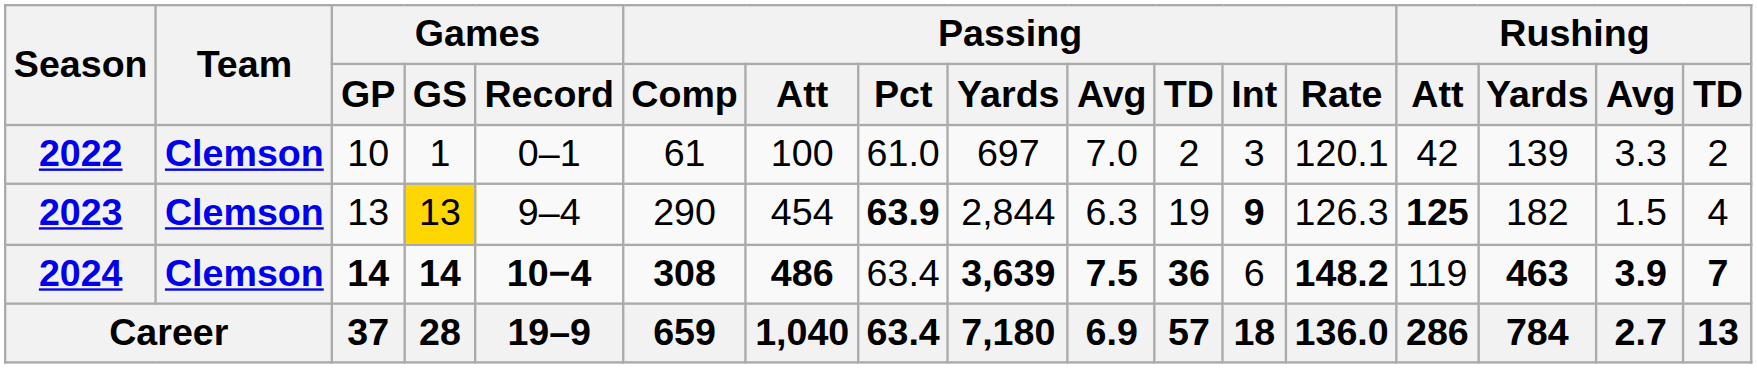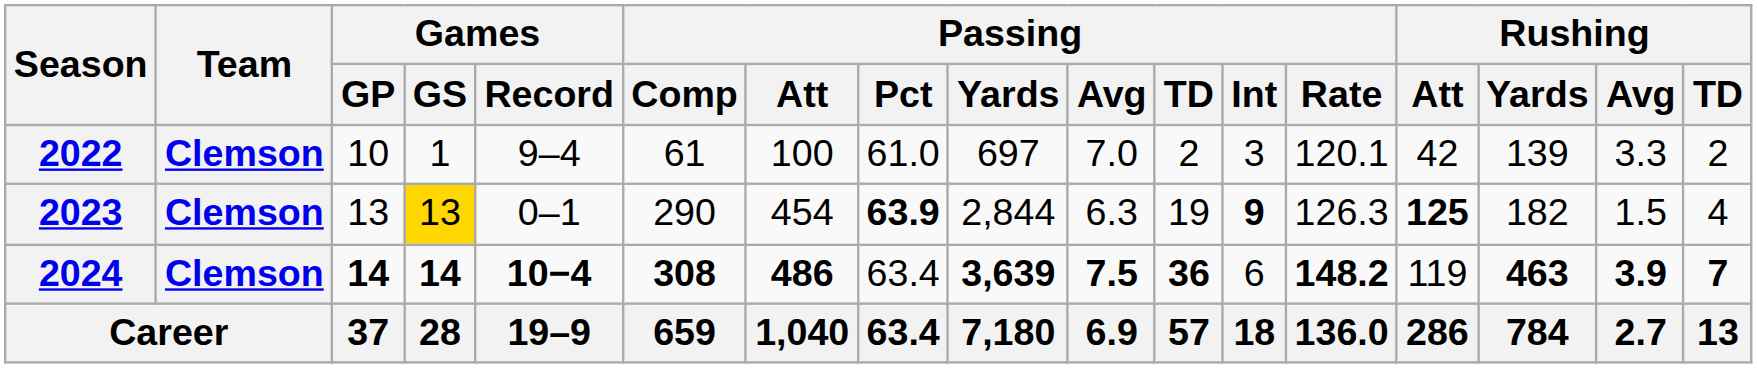(549, 153) 0–1 -> (549, 153) 9–4
(549, 213) 9–4 -> (549, 213) 0–1
